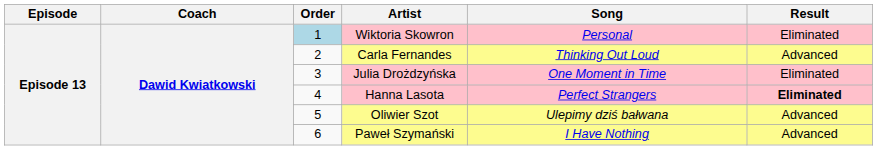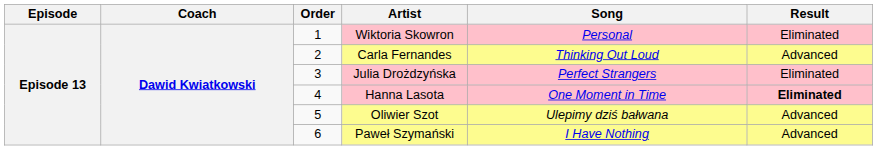(318, 34) lightblue background -> (318, 34) no background
(607, 74) One Moment in Time -> (607, 74) Perfect Strangers
(607, 94) Perfect Strangers -> (607, 94) One Moment in Time
